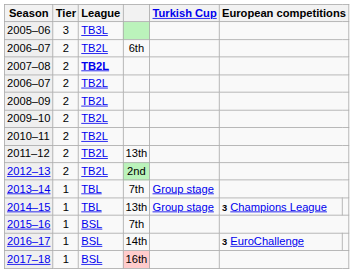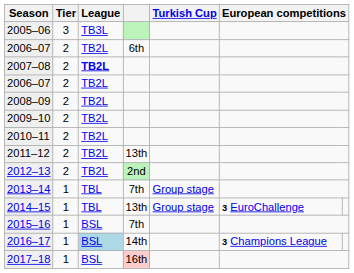(274, 206) 3 Champions League -> (263, 206) 3 EuroChallenge
(92, 241) no background -> (92, 241) lightblue background
(263, 241) 3 EuroChallenge -> (274, 241) 3 Champions League
